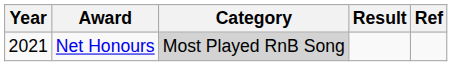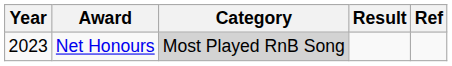(28, 46) 2021 -> (28, 46) 2023
